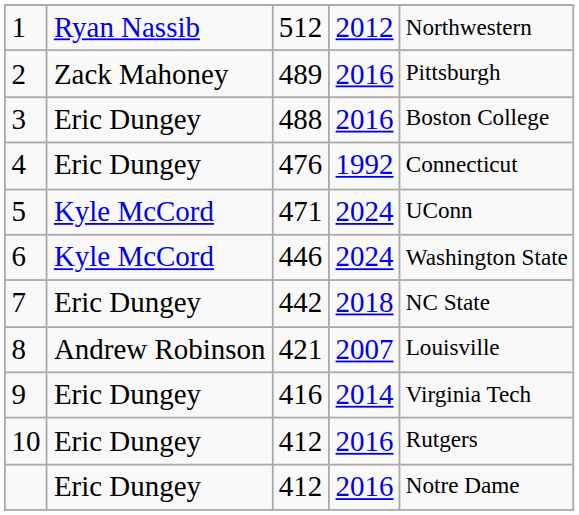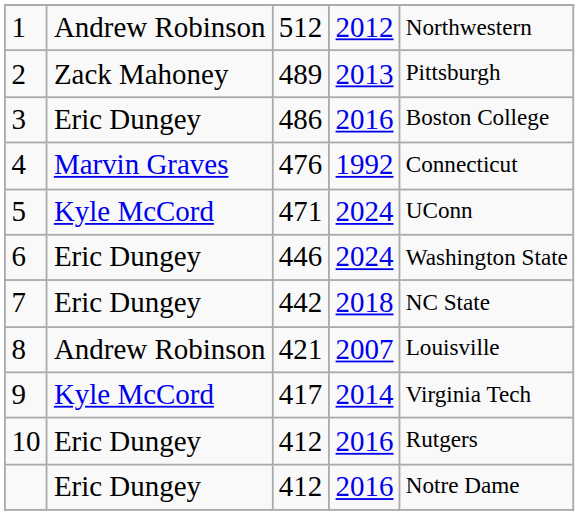(127, 27) Ryan Nassib -> (160, 27) Andrew Robinson
(365, 73) 2016 -> (365, 73) 2013
(301, 119) 488 -> (301, 119) 486
(127, 165) Eric Dungey -> (141, 165) Marvin Graves
(134, 257) Kyle McCord -> (127, 257) Eric Dungey
(127, 394) Eric Dungey -> (134, 394) Kyle McCord
(301, 394) 416 -> (301, 394) 417
